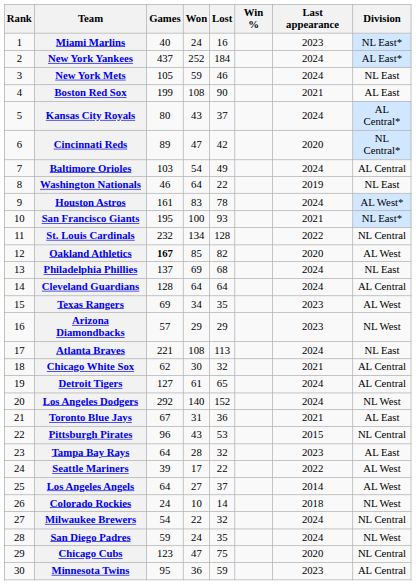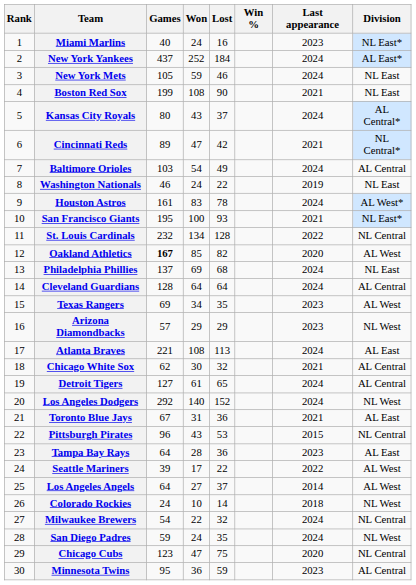(382, 93) AL East -> (382, 93) NL East
(313, 145) 2020 -> (313, 145) 2021
(196, 185) 64 -> (196, 185) 24
(382, 350) NL East -> (382, 350) AL East
(222, 452) 32 -> (222, 452) 36
